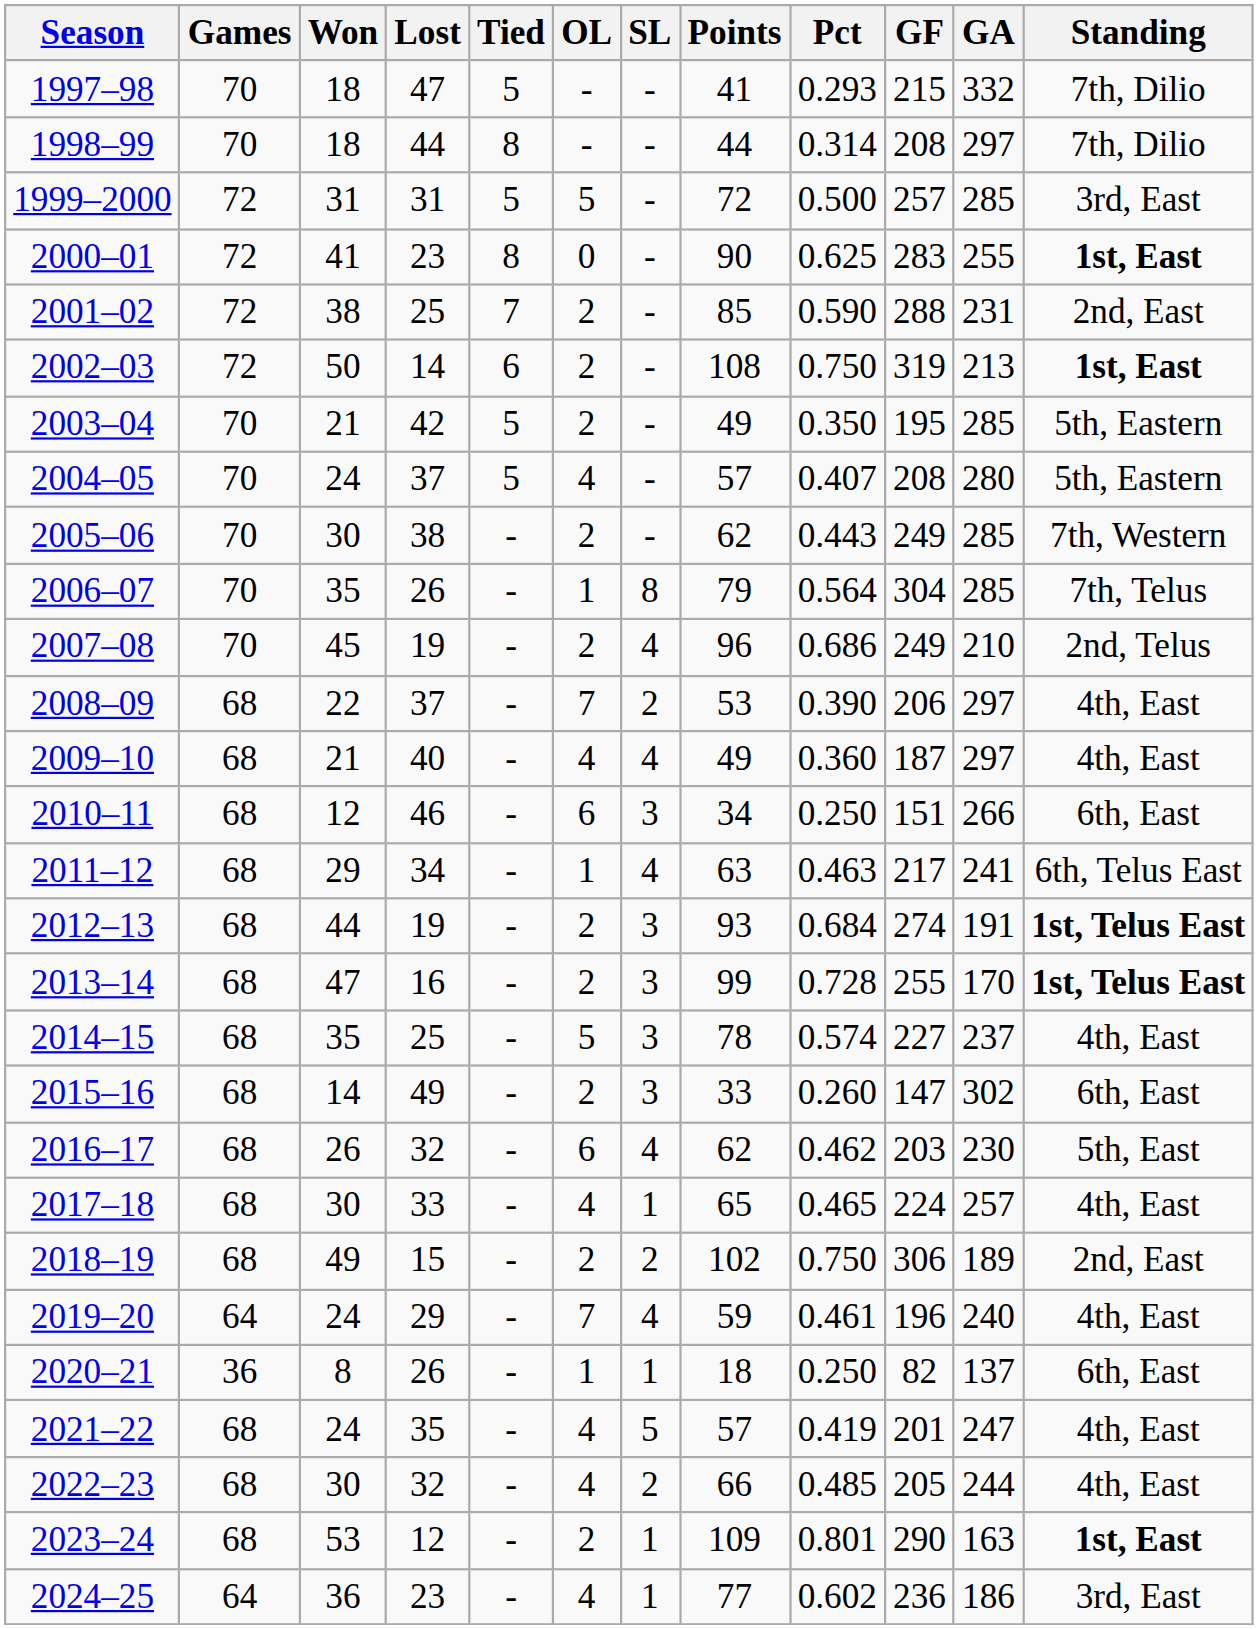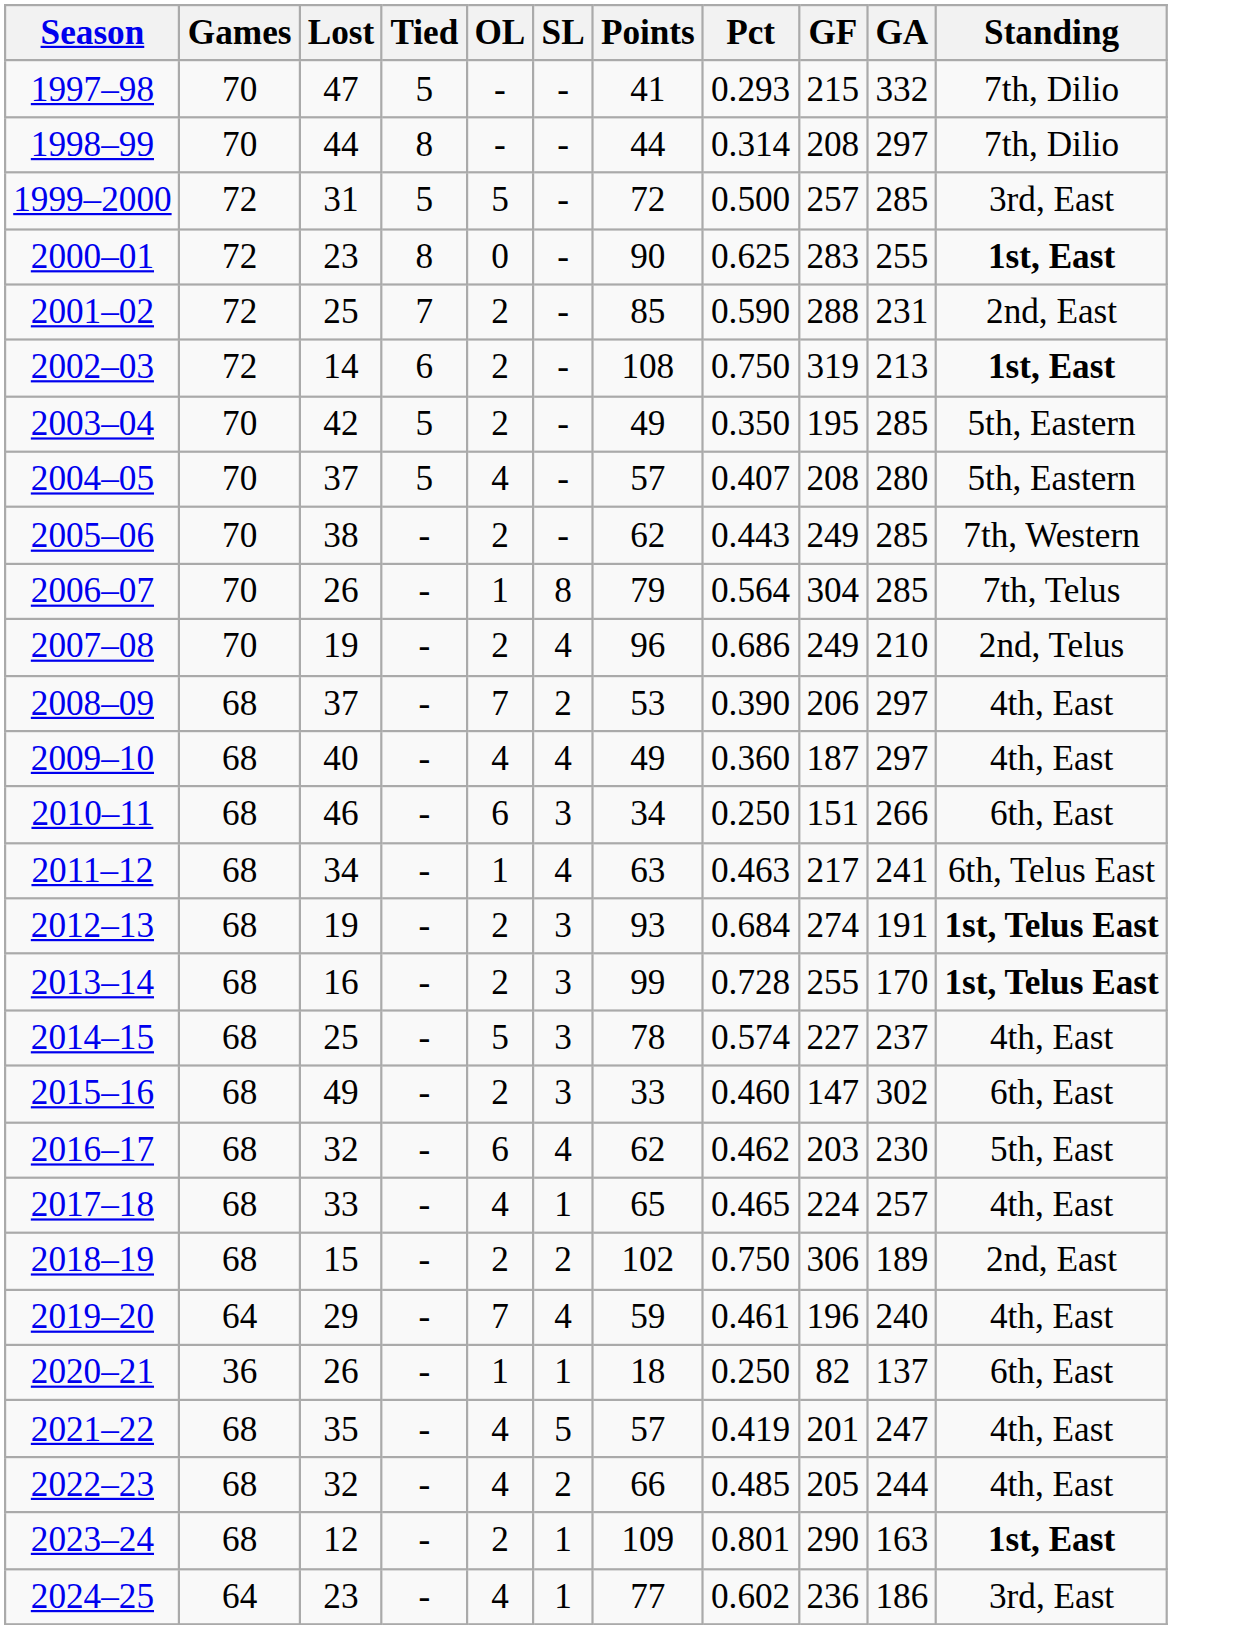- column: (343, 32)
(837, 1093) 0.260 -> (751, 1093) 0.460
